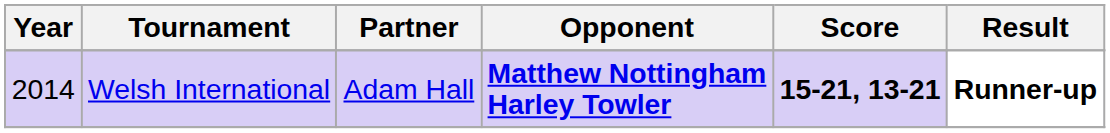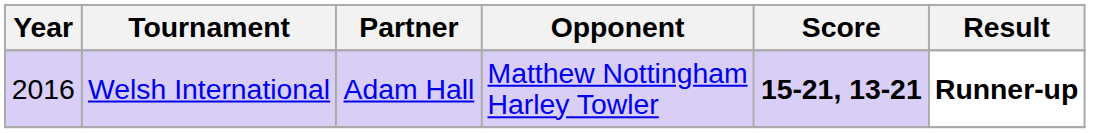(43, 88) 2014 -> (43, 88) 2016
(627, 88) bold -> (618, 88) normal
